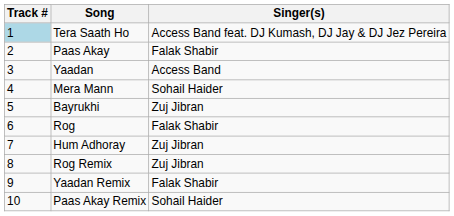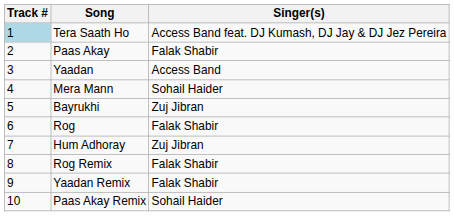(178, 164) Zuj Jibran -> (185, 164) Falak Shabir
